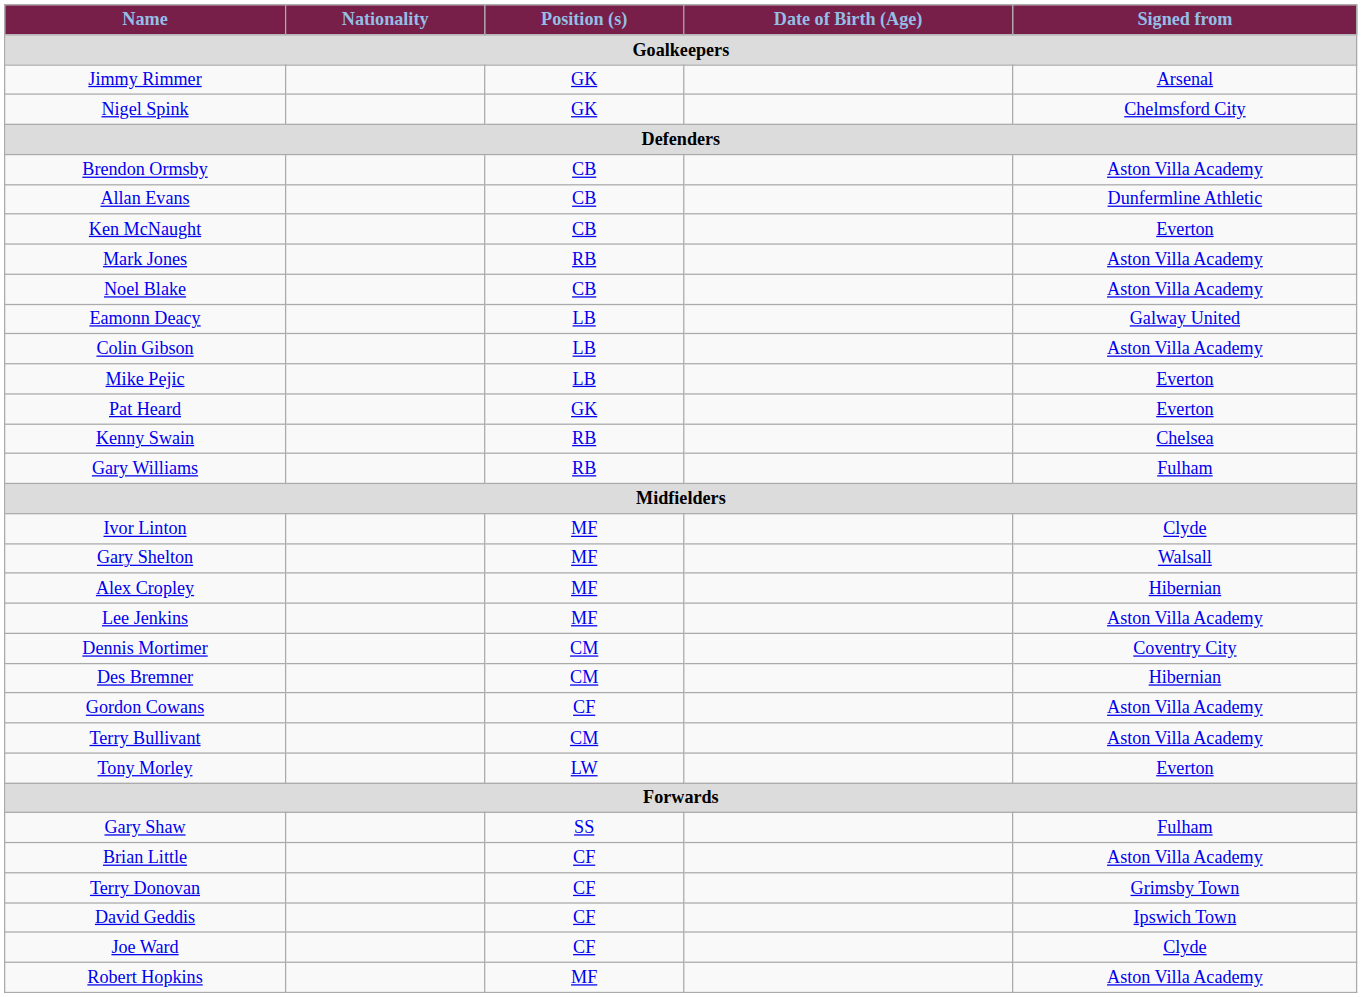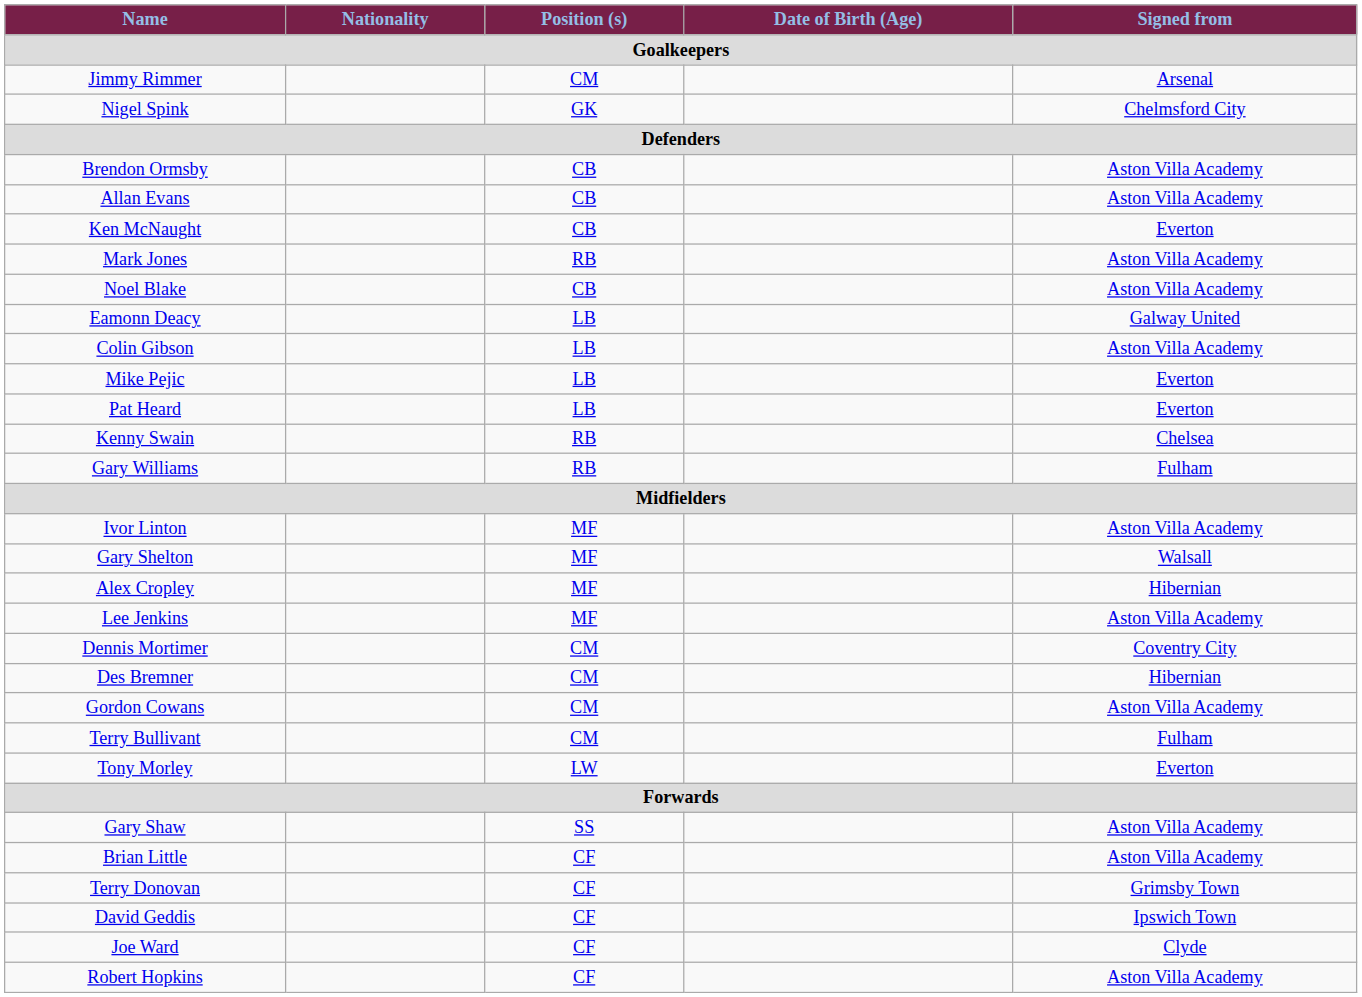(584, 79) GK -> (584, 79) CM
(1185, 199) Dunfermline Athletic -> (1185, 199) Aston Villa Academy
(584, 408) GK -> (584, 408) LB
(1185, 528) Clyde -> (1185, 528) Aston Villa Academy
(584, 708) CF -> (584, 708) CM
(1185, 738) Aston Villa Academy -> (1185, 738) Fulham
(1185, 827) Fulham -> (1185, 827) Aston Villa Academy
(584, 977) MF -> (584, 977) CF
